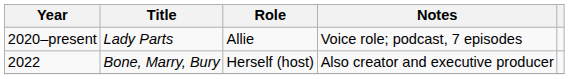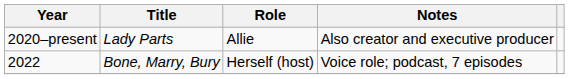(421, 39) Voice role; podcast, 7 episodes -> (437, 39) Also creator and executive producer
(437, 62) Also creator and executive producer -> (421, 62) Voice role; podcast, 7 episodes
